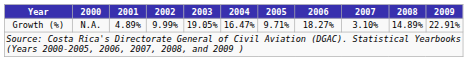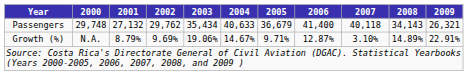+ row: (38, 25)
(128, 25) 4.89% -> (128, 39) 8.79%
(165, 25) 9.99% -> (165, 39) 9.69%
(202, 25) 19.05% -> (202, 39) 19.06%
(239, 25) 16.47% -> (239, 39) 14.67%
(318, 25) 18.27% -> (318, 39) 12.87%
